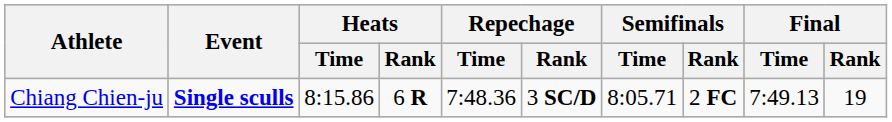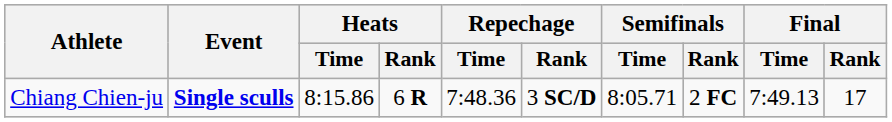(855, 97) 19 -> (855, 97) 17
